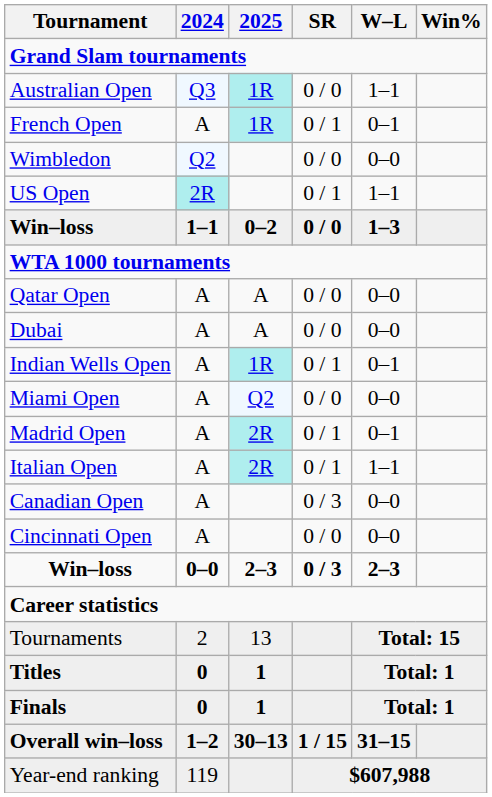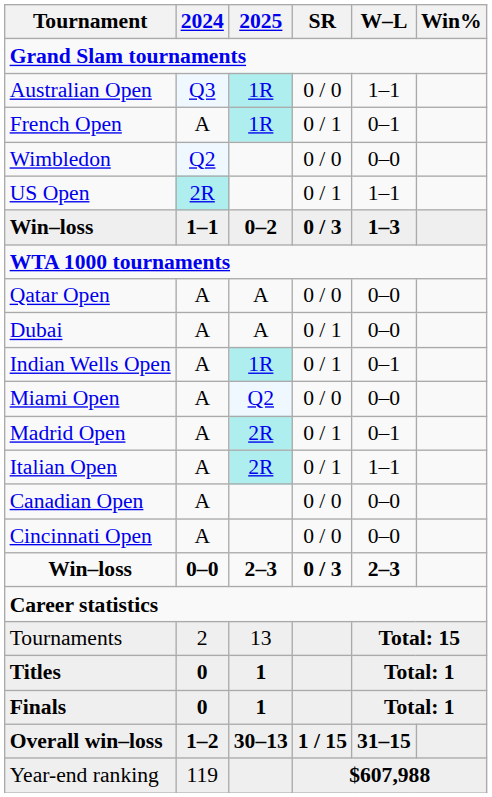(322, 227) 0 / 0 -> (322, 227) 0 / 3
(322, 329) 0 / 0 -> (322, 329) 0 / 1
(322, 501) 0 / 3 -> (322, 501) 0 / 0
